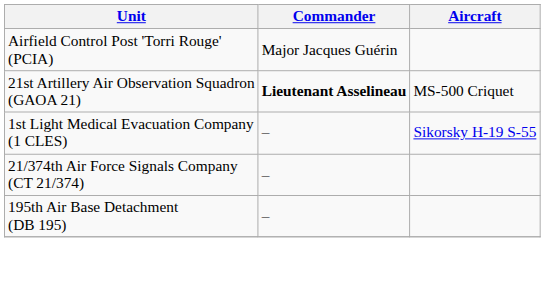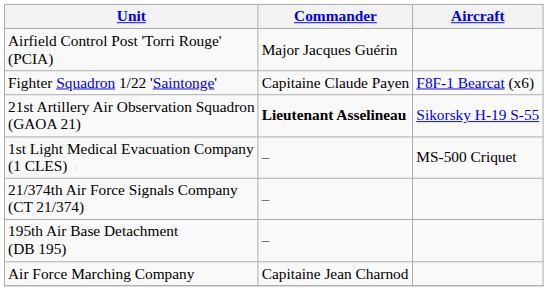+ row: (113, 82)
(464, 91) MS-500 Criquet -> (478, 115) Sikorsky H-19 S-55
(475, 132) Sikorsky H-19 S-55 -> (466, 157) MS-500 Criquet
+ row: (101, 273)
